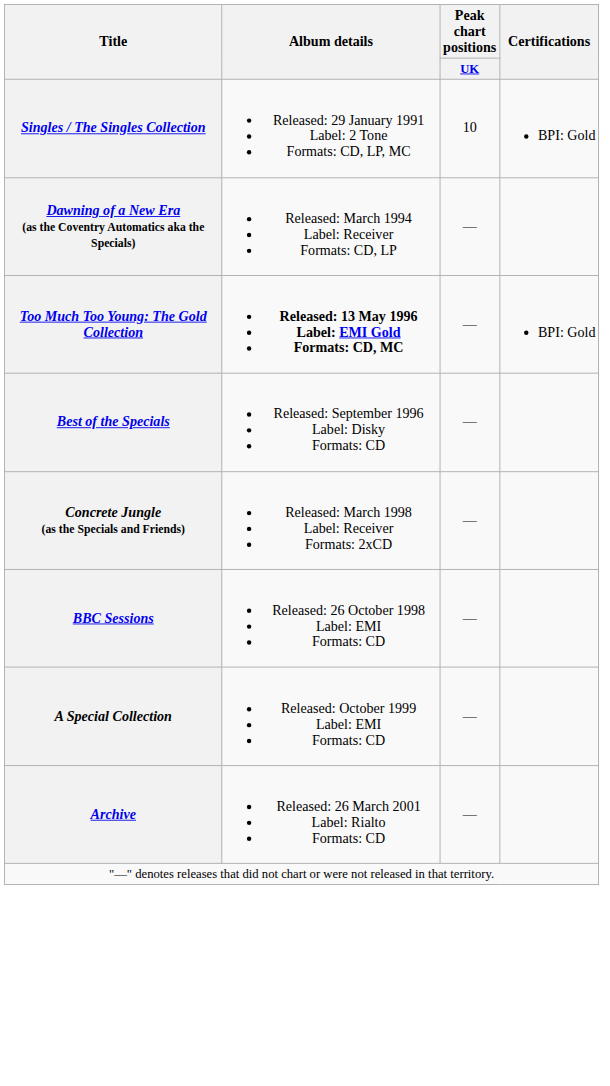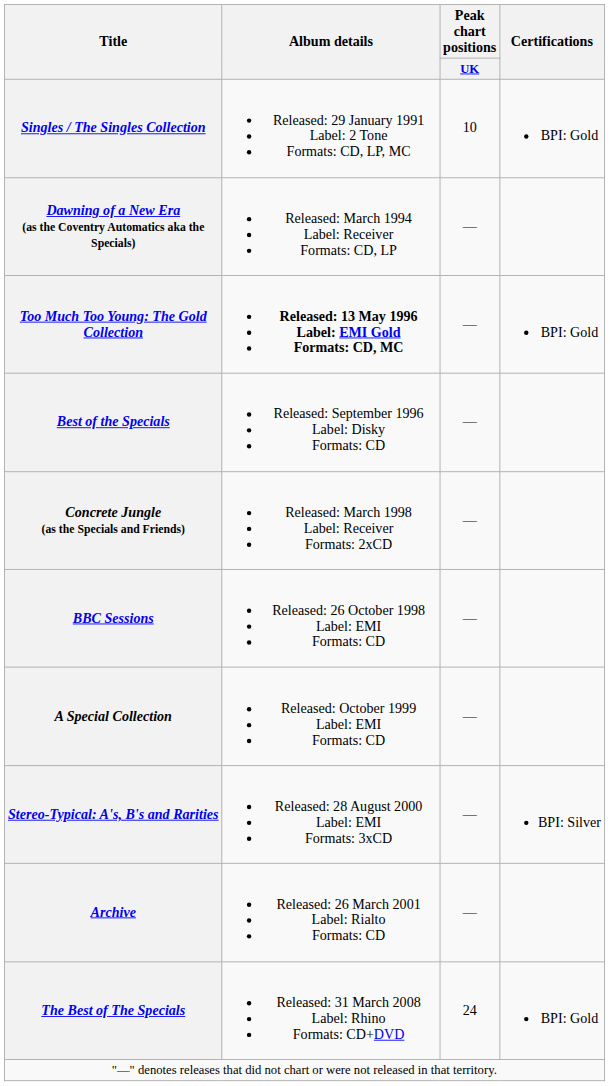+ row: (113, 814)
+ row: (113, 1010)
